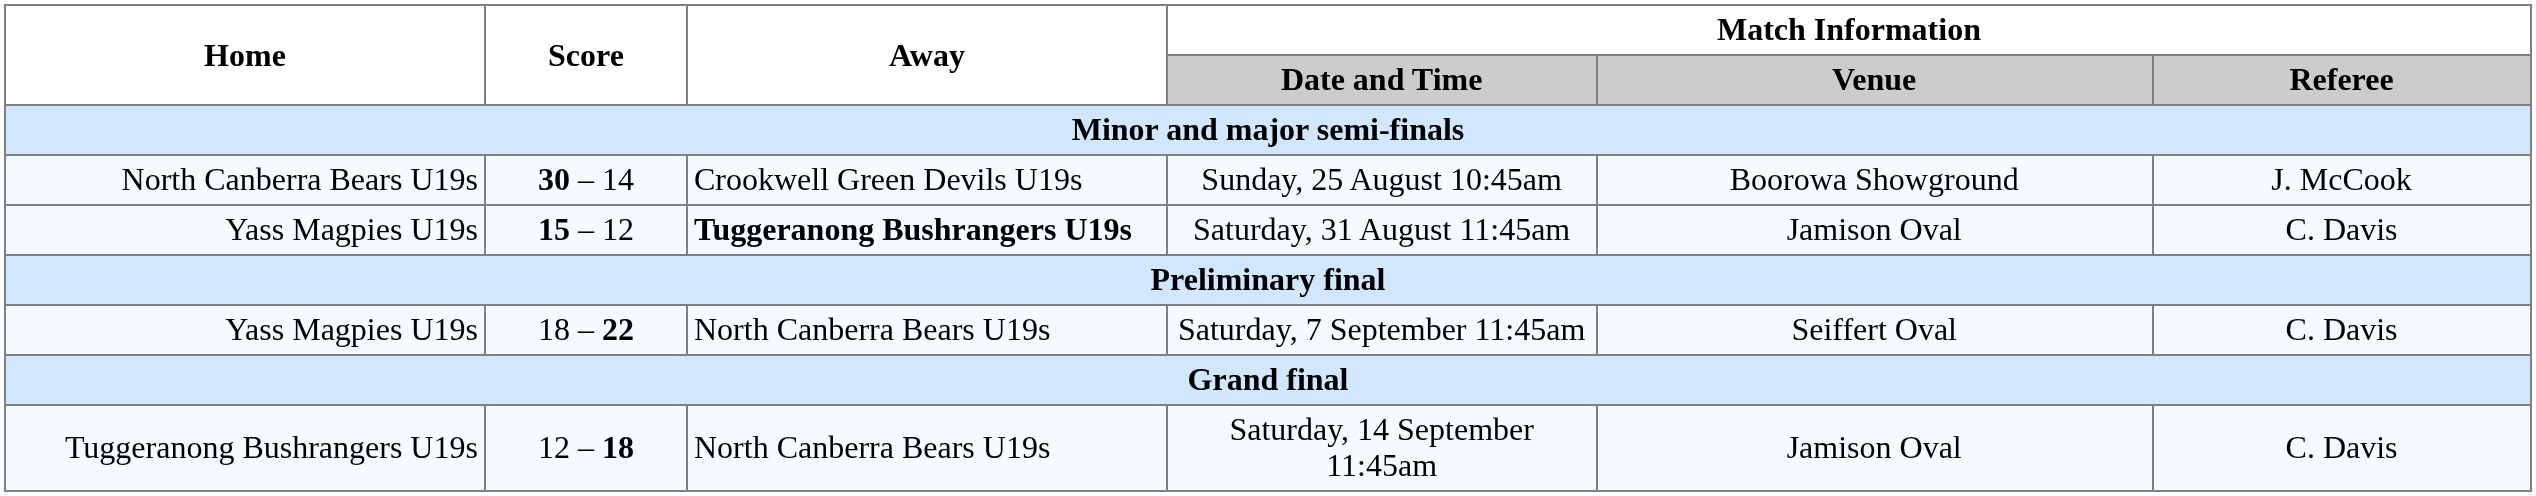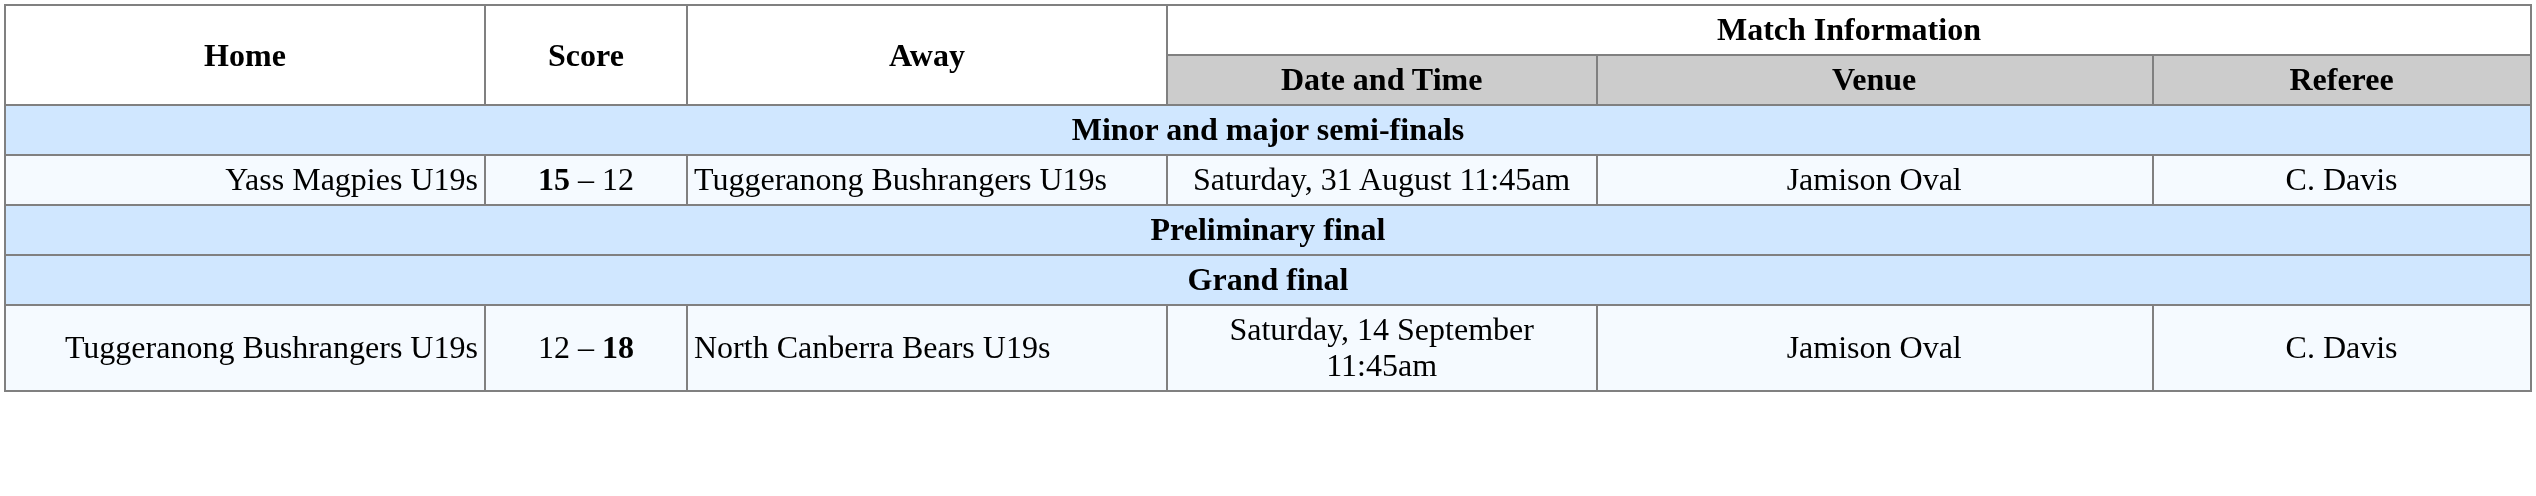- row: (1382, 179)
(913, 229) bold -> (901, 179) normal
- row: (1382, 329)
